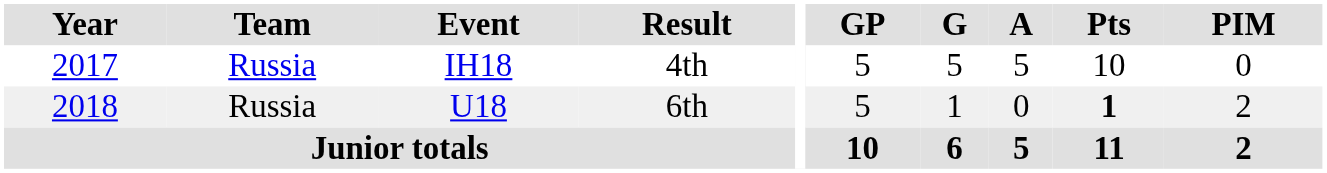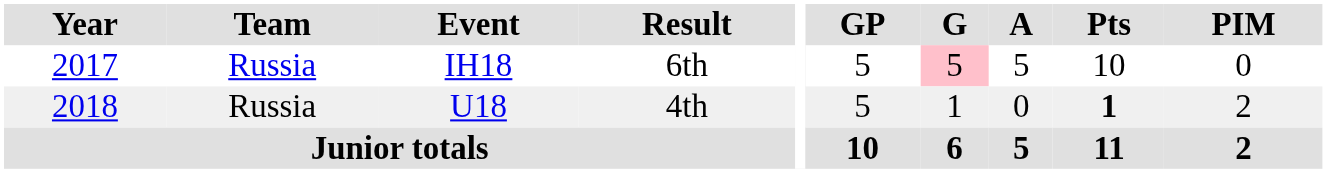(687, 65) 4th -> (687, 65) 6th
(955, 65) no background -> (955, 65) pink background
(687, 106) 6th -> (687, 106) 4th
